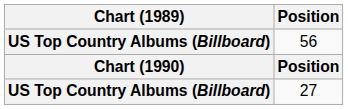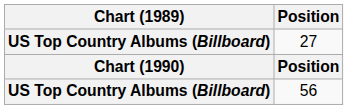rows swapped: (308, 91) <-> (308, 41)
